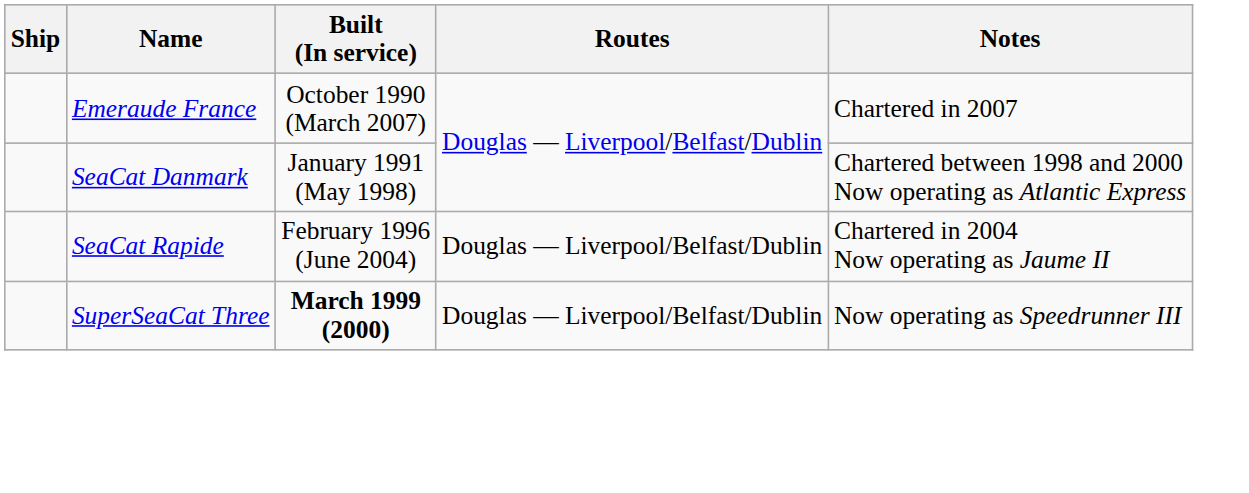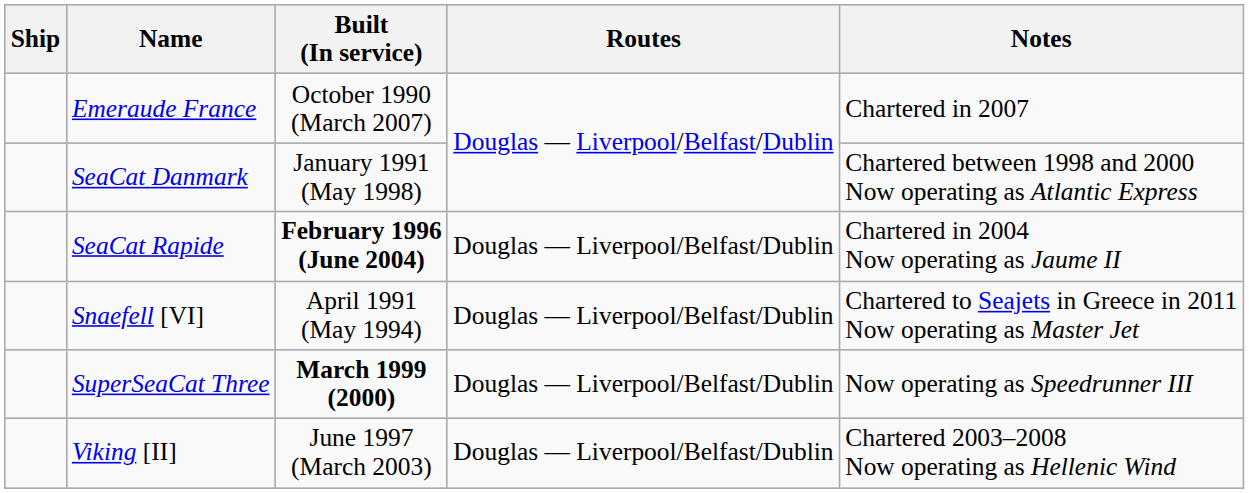(356, 245) normal -> (361, 245) bold
+ row: (138, 314)
+ row: (124, 452)
